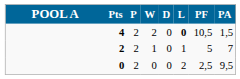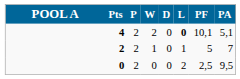(203, 32) 10,5 -> (203, 32) 10,1
(226, 32) 1,5 -> (226, 32) 5,1
